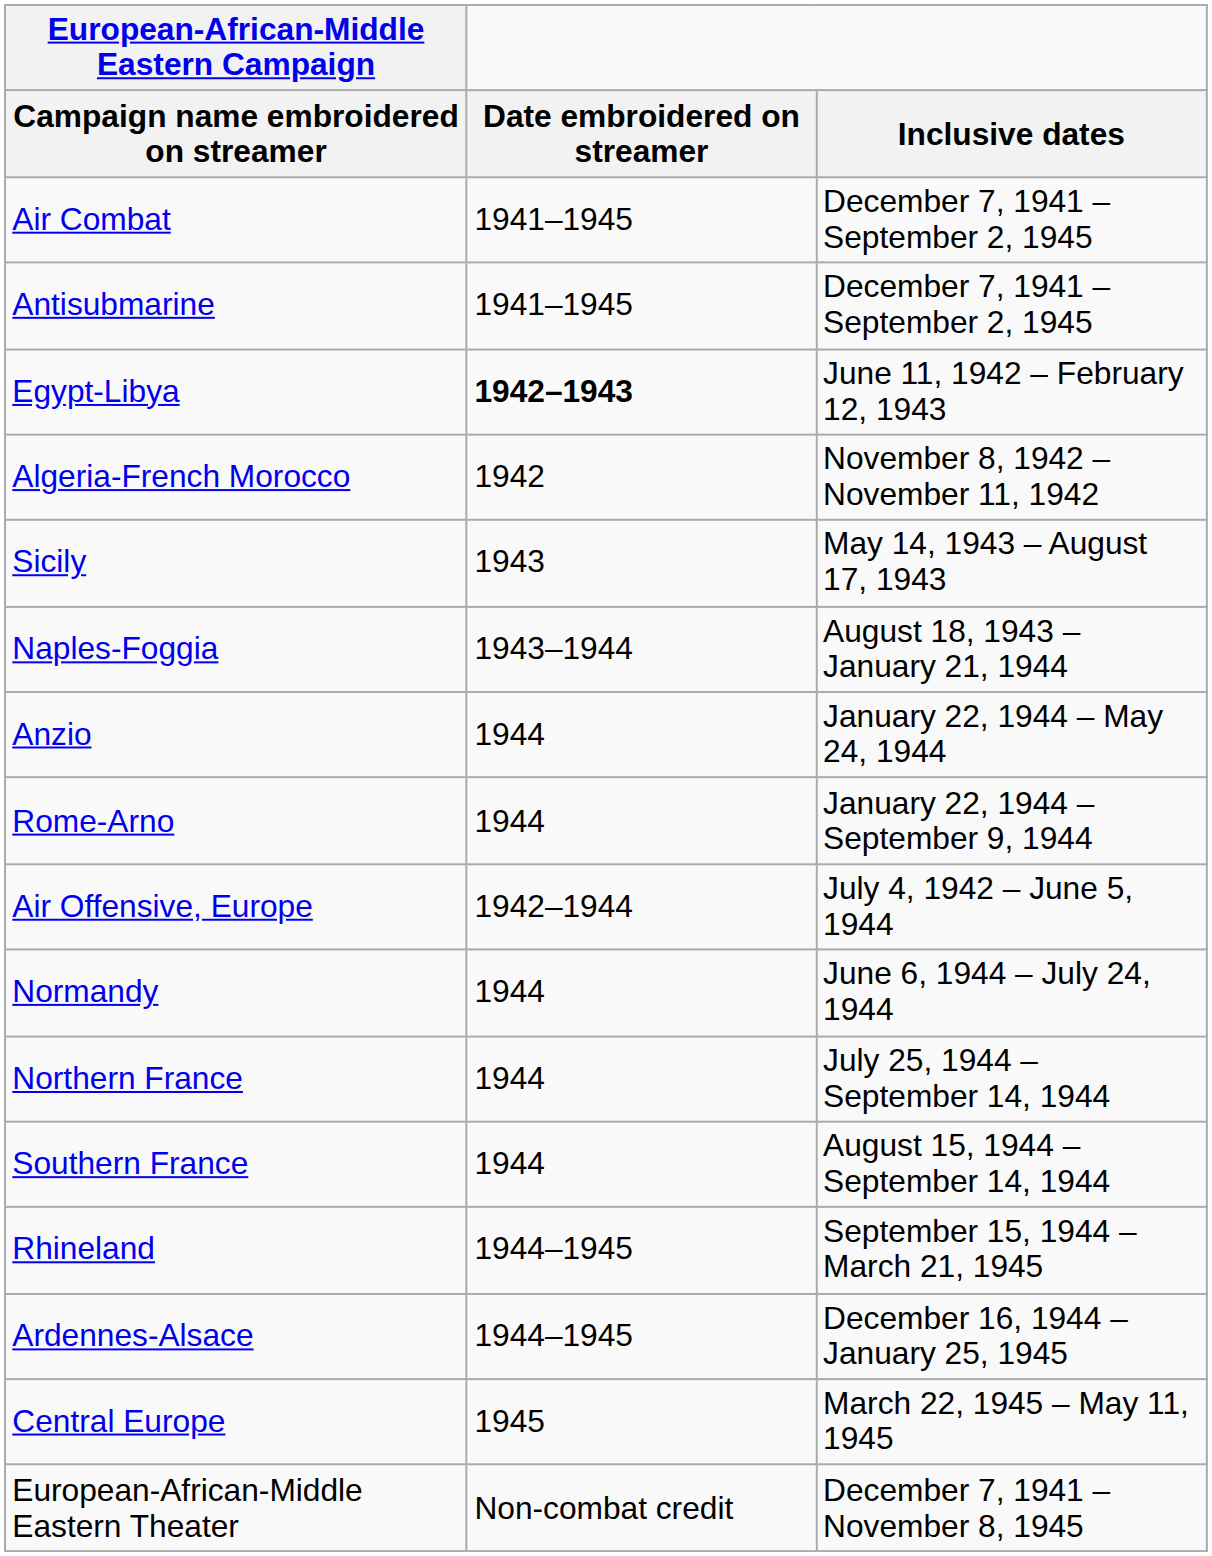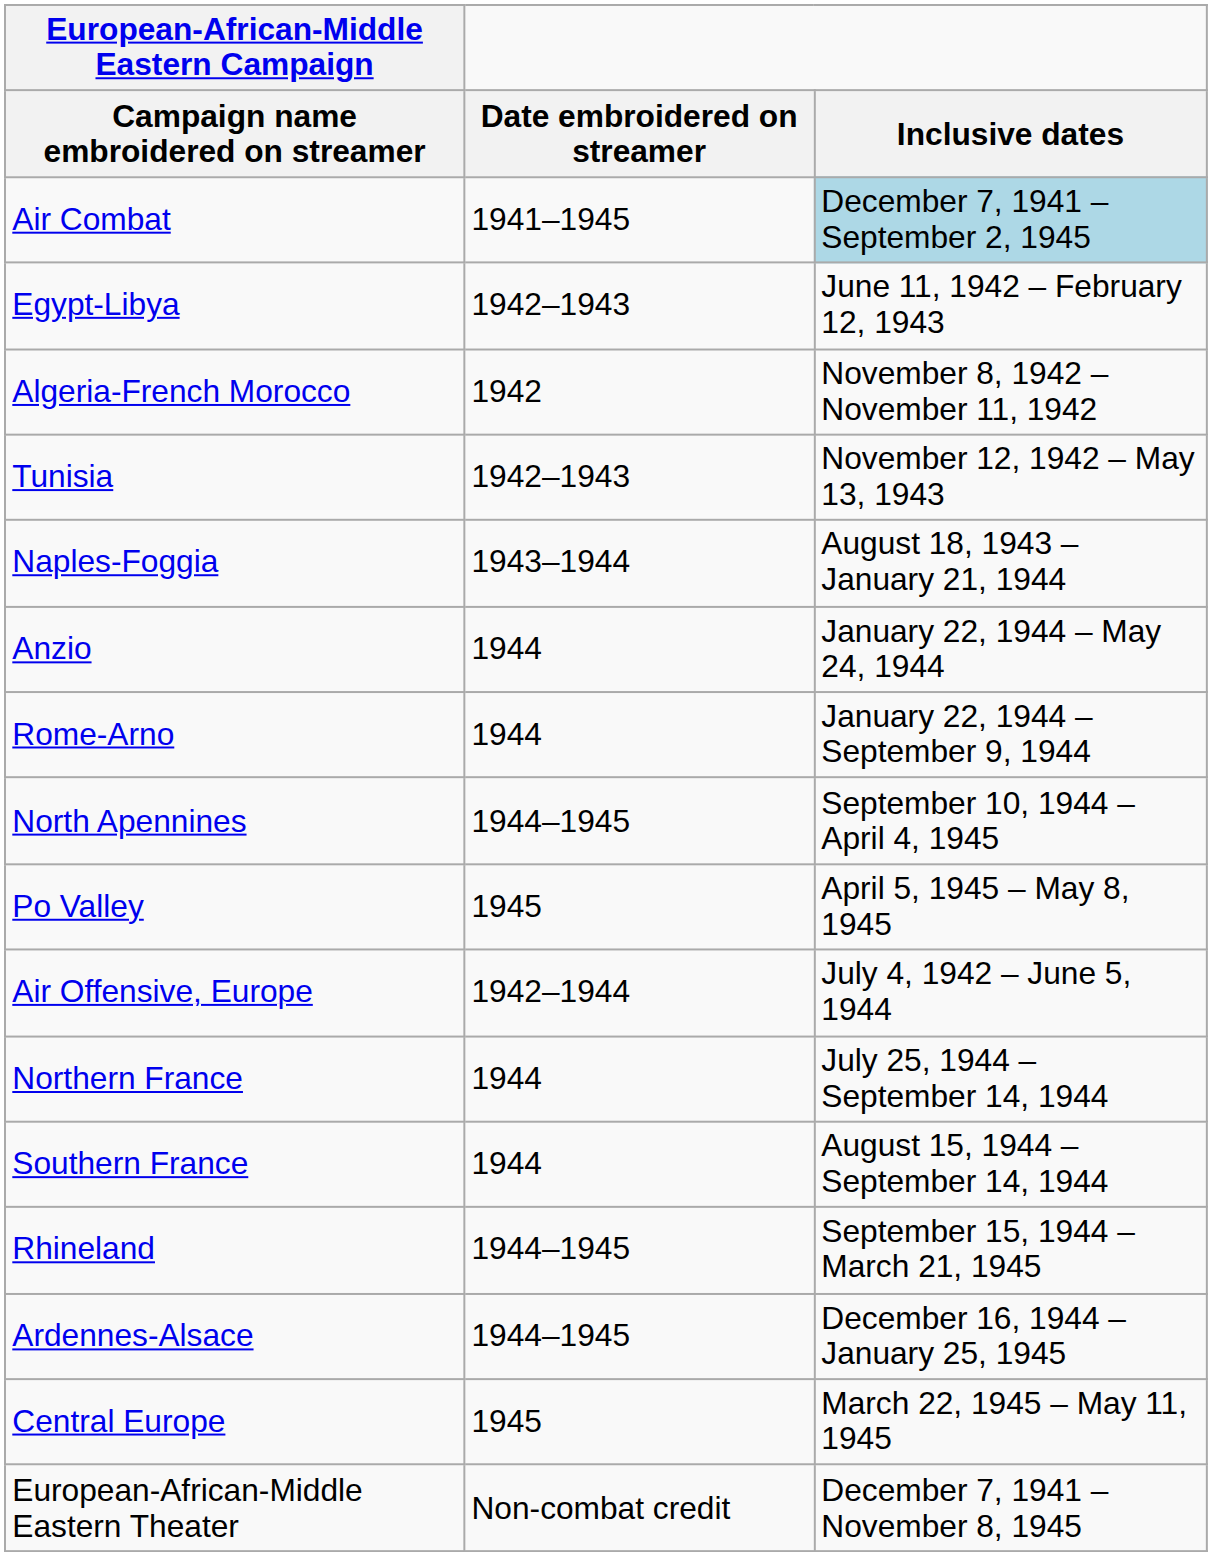(967, 219) no background -> (965, 219) lightblue background
- row: (114, 305)
(554, 390) bold -> (551, 305) normal
+ row: (63, 476)
- row: (49, 562)
+ row: (129, 820)
+ row: (78, 906)
- row: (85, 992)
